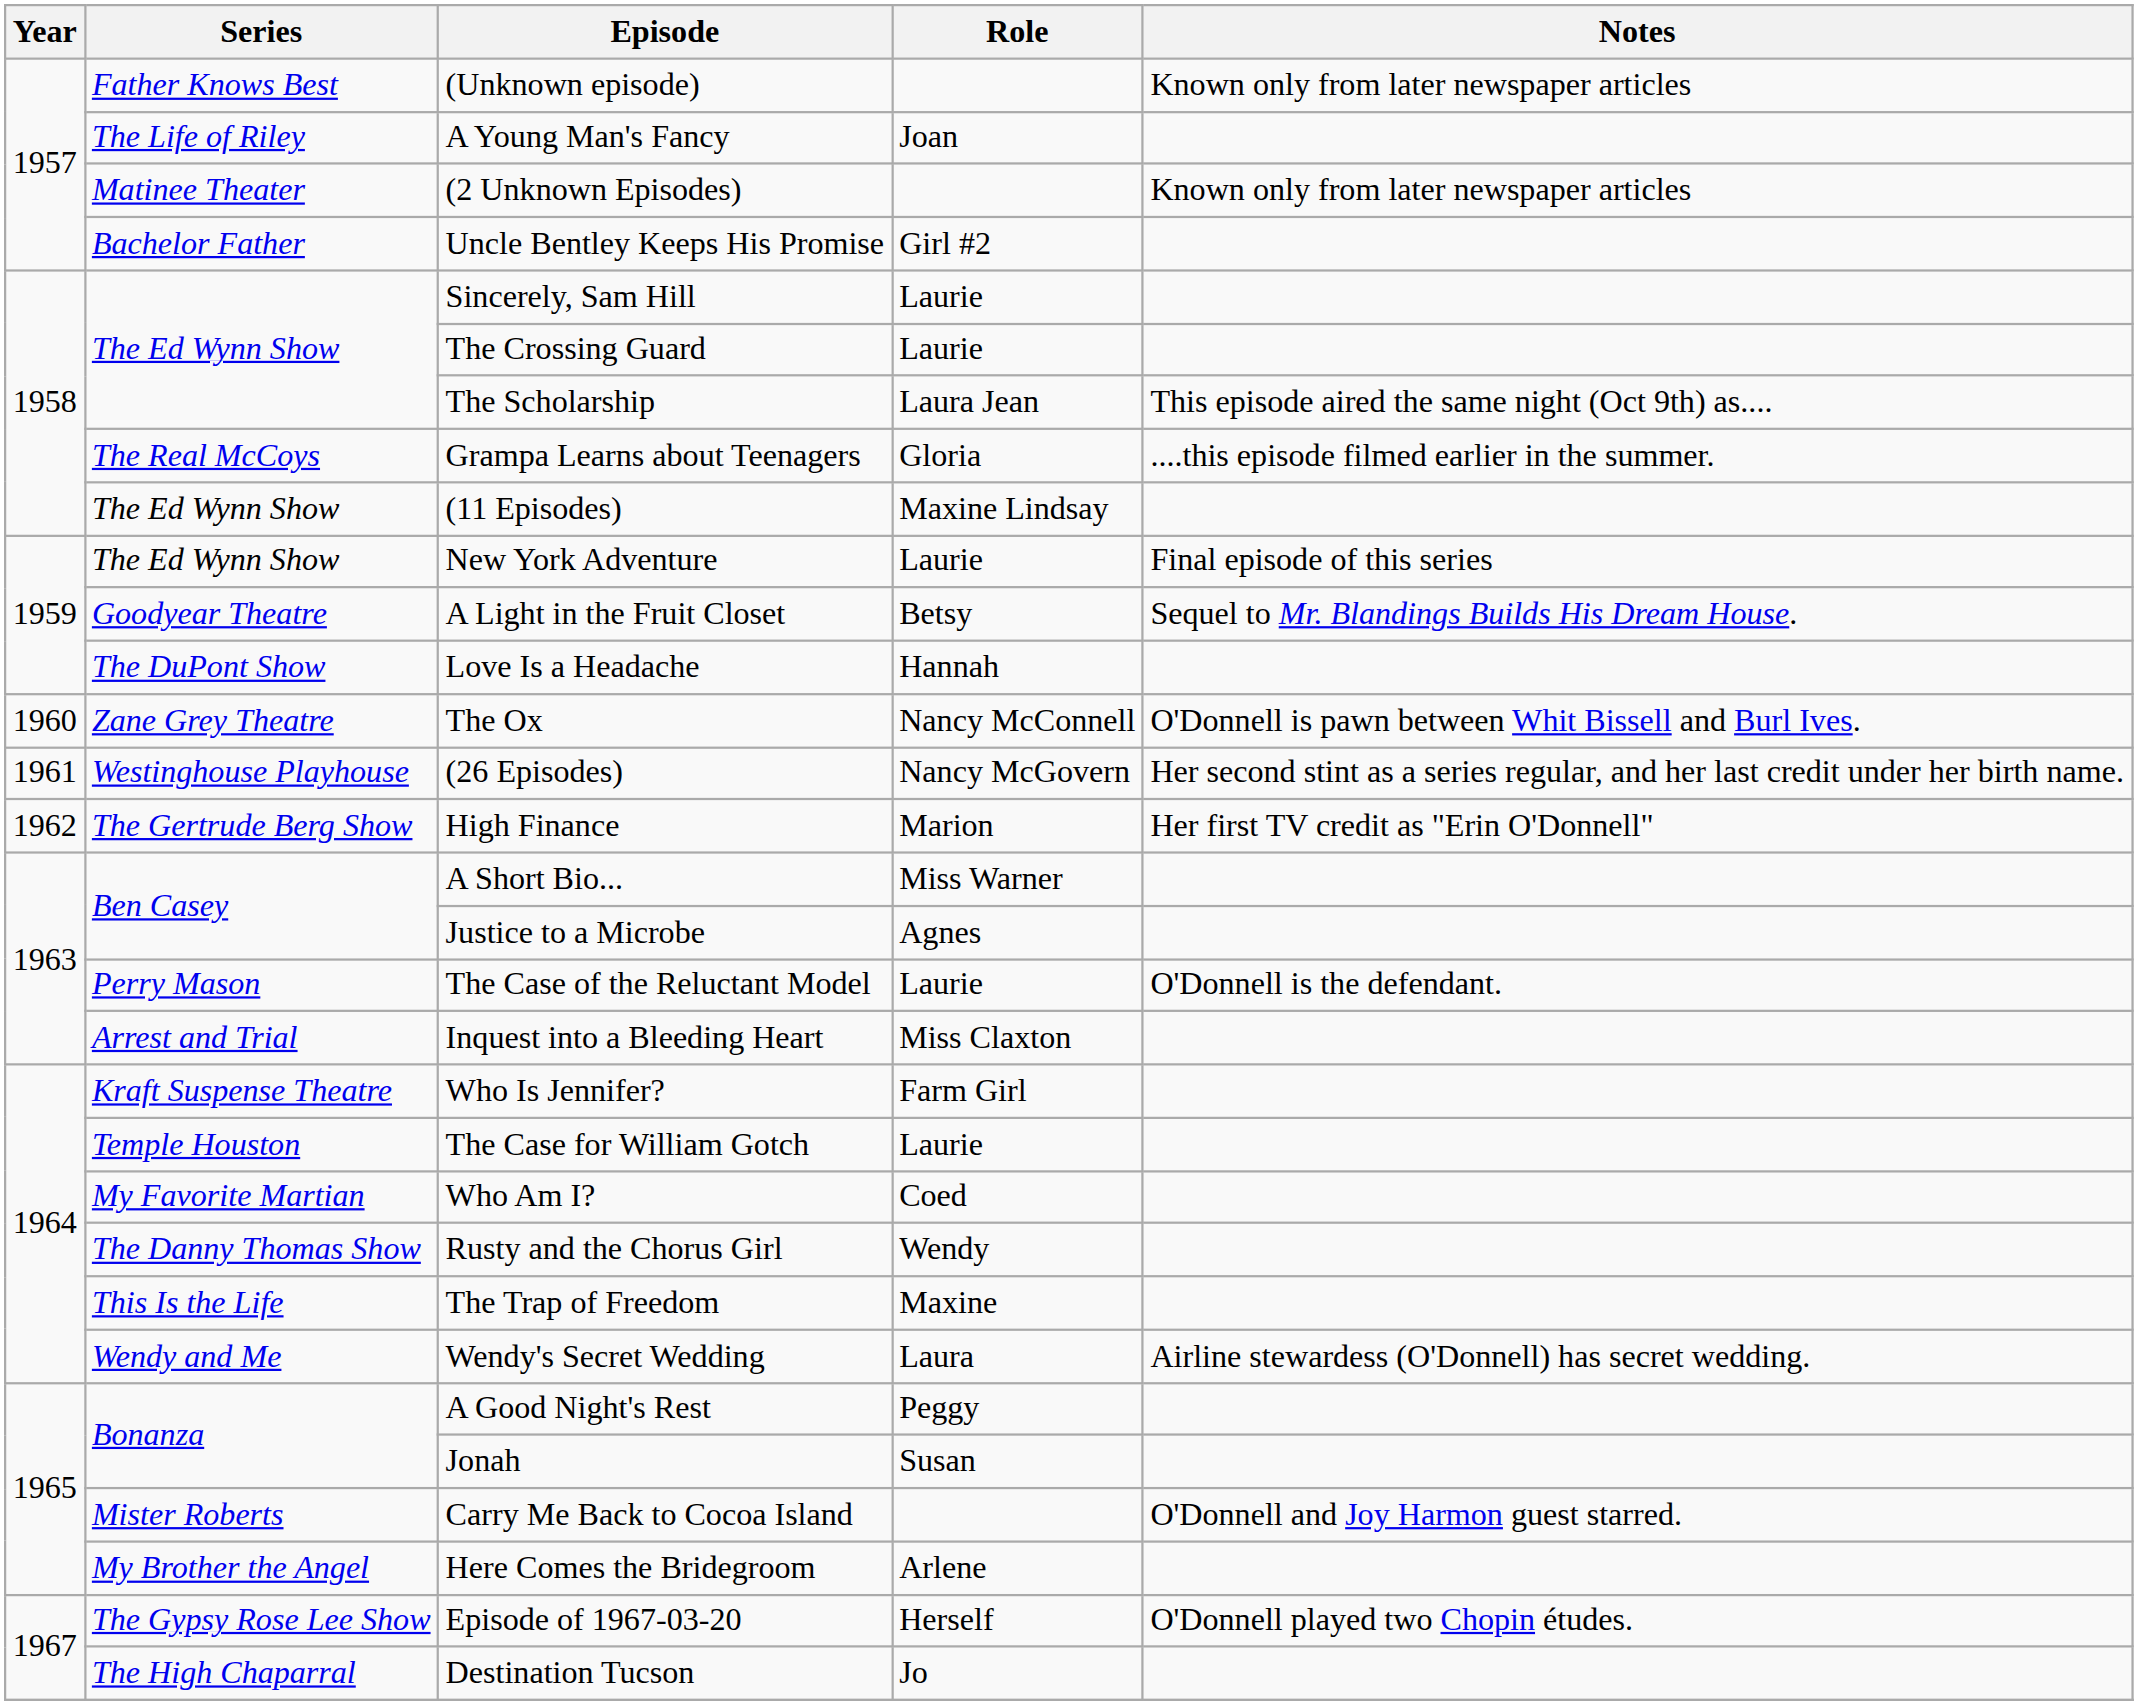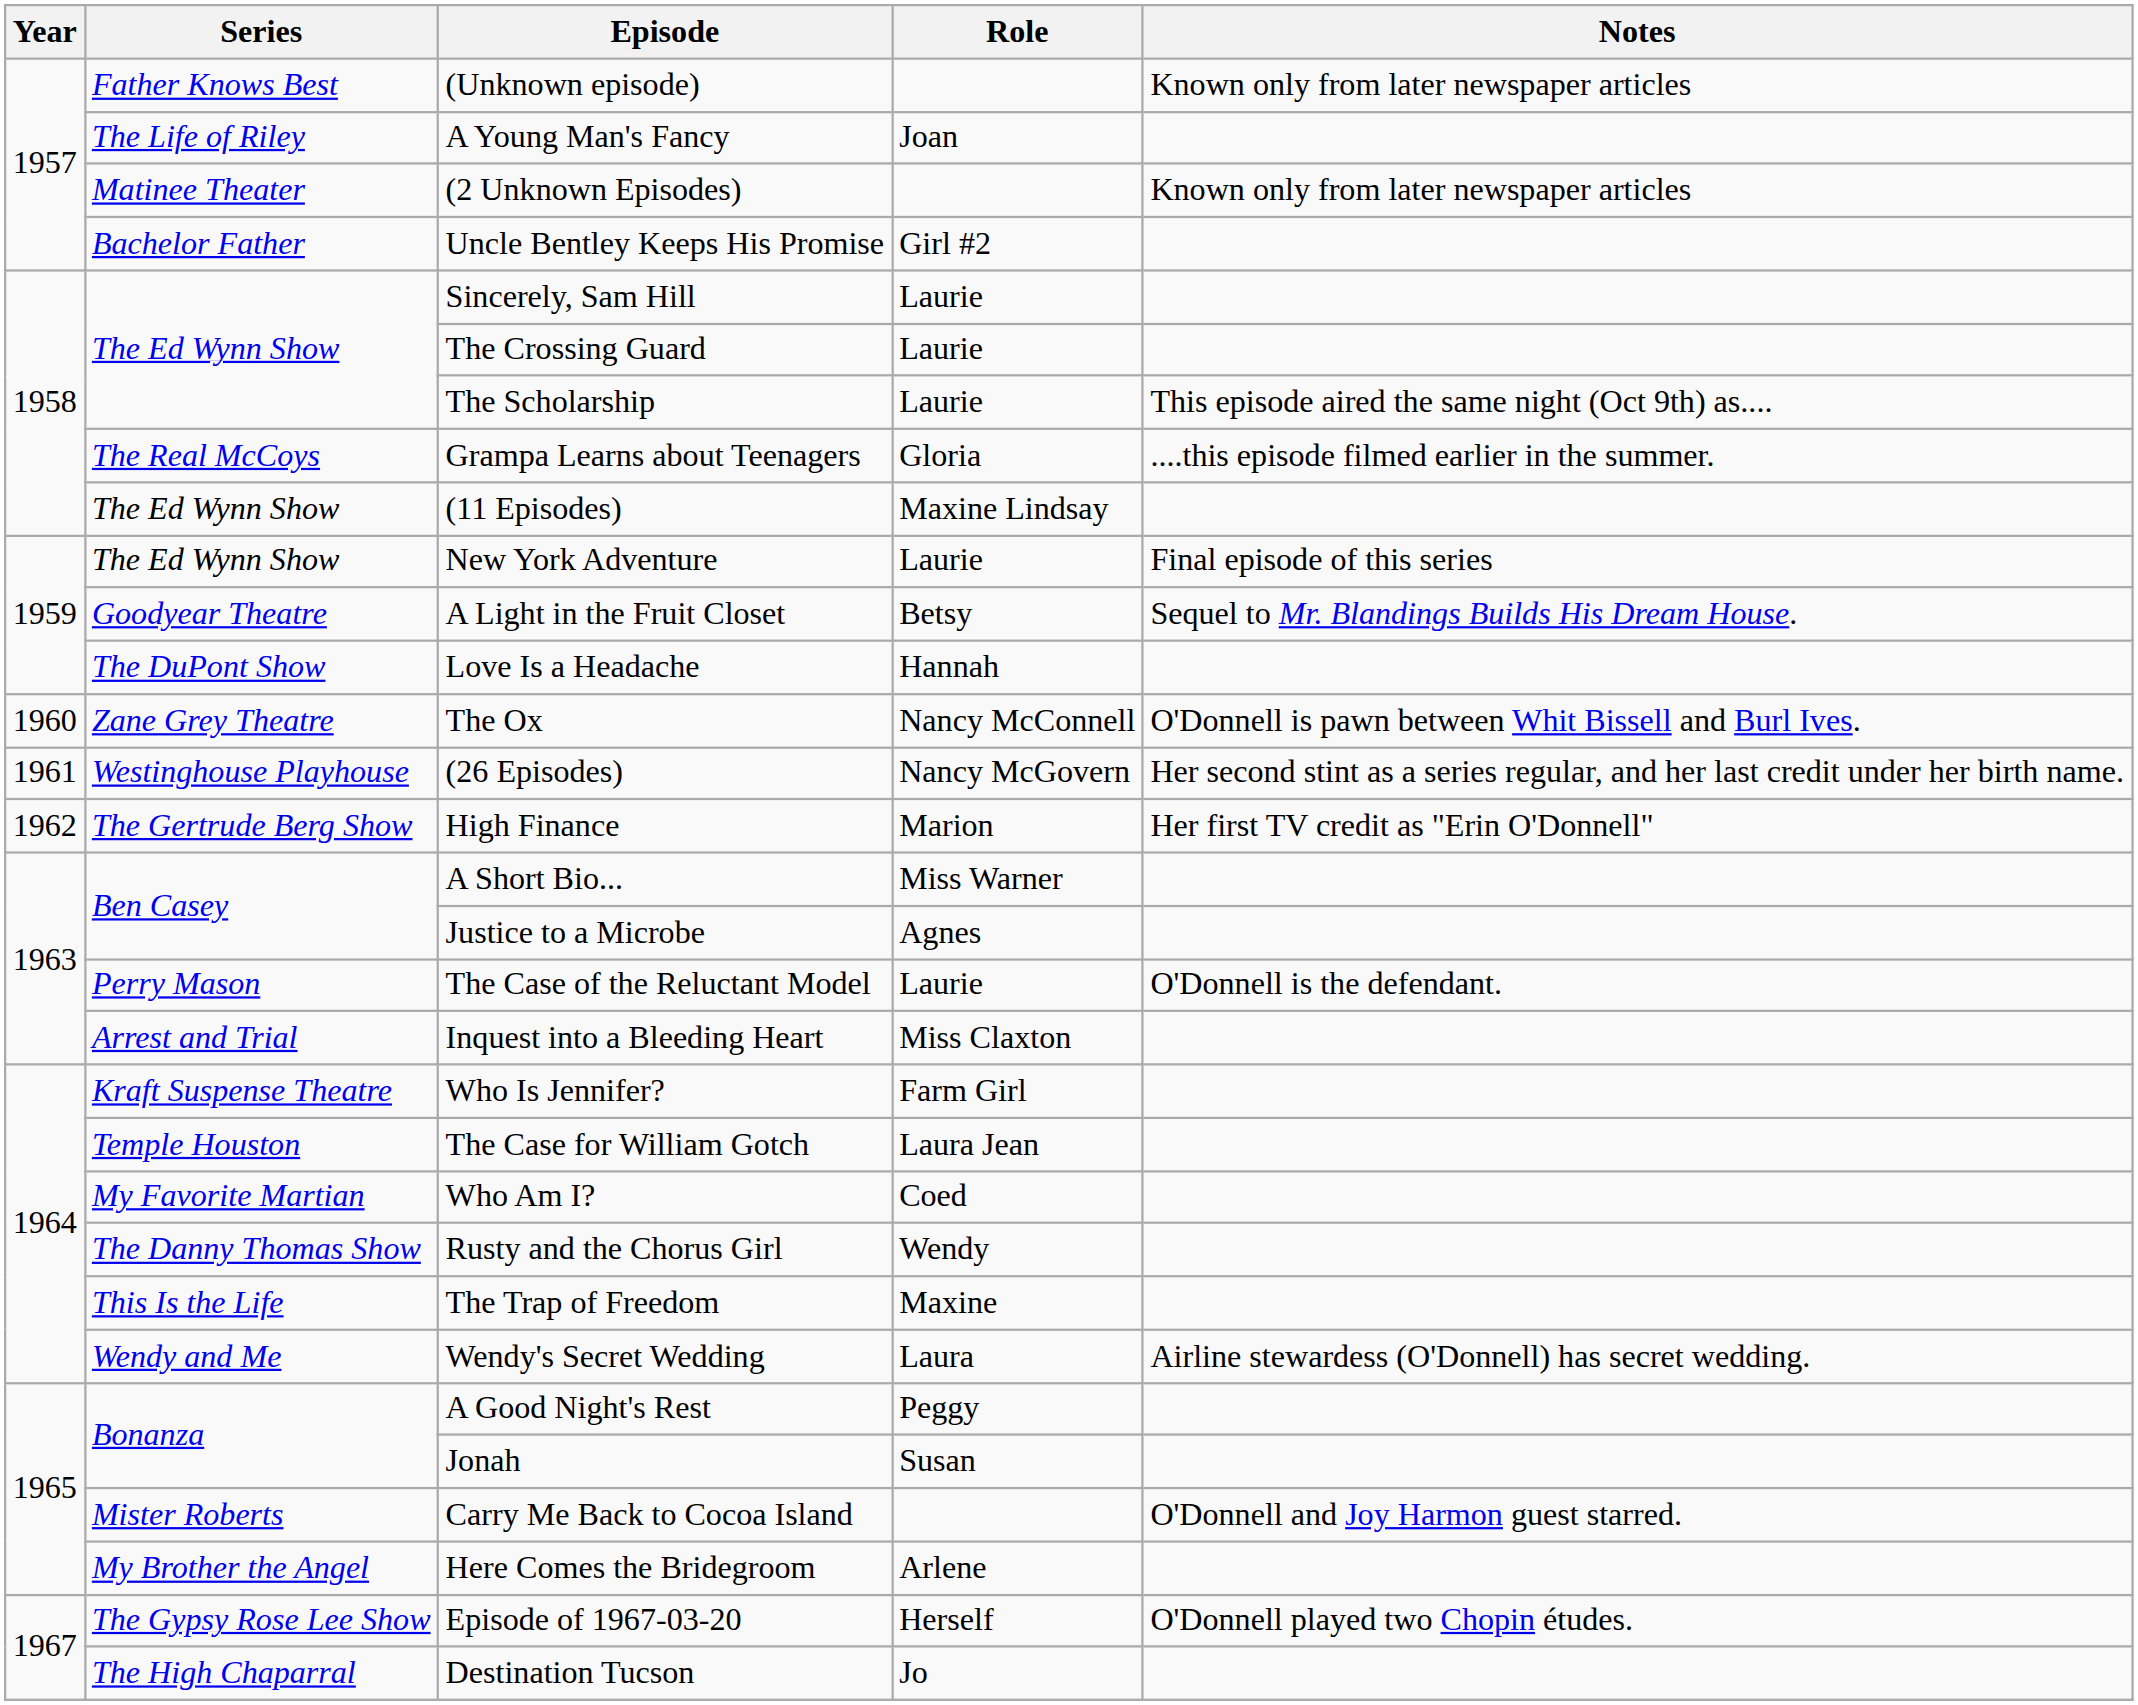(969, 402) Laura Jean -> (941, 402) Laurie
(941, 1143) Laurie -> (969, 1143) Laura Jean
